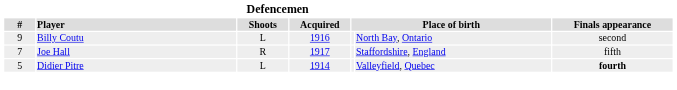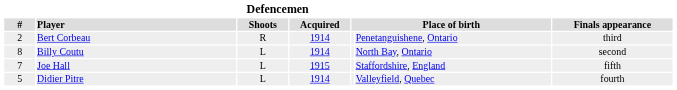+ row: (64, 38)
(20, 38) 9 -> (20, 52) 8
(320, 38) 1916 -> (320, 52) 1914
(263, 52) R -> (263, 65) L
(320, 52) 1917 -> (320, 65) 1915
(612, 65) bold -> (612, 79) normal
